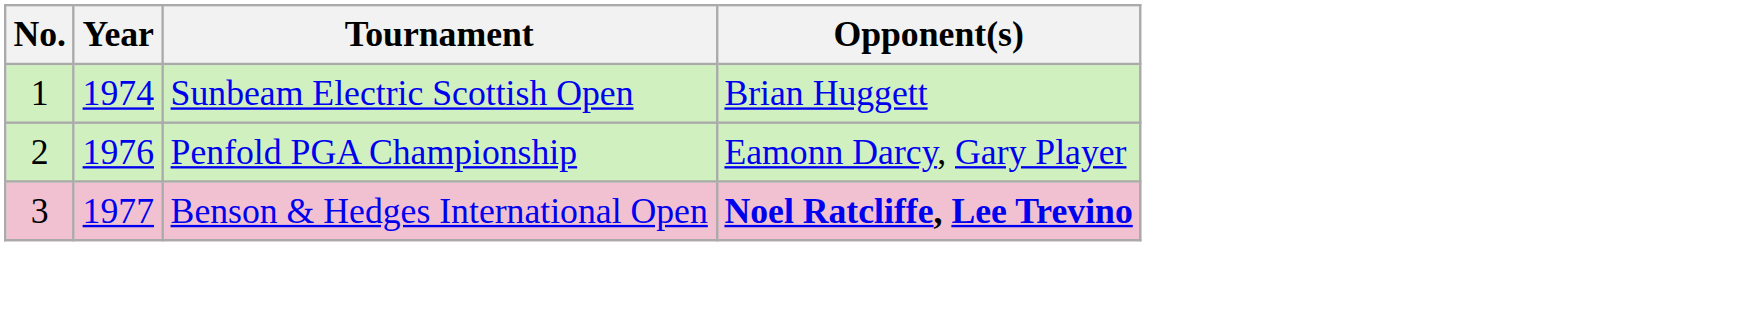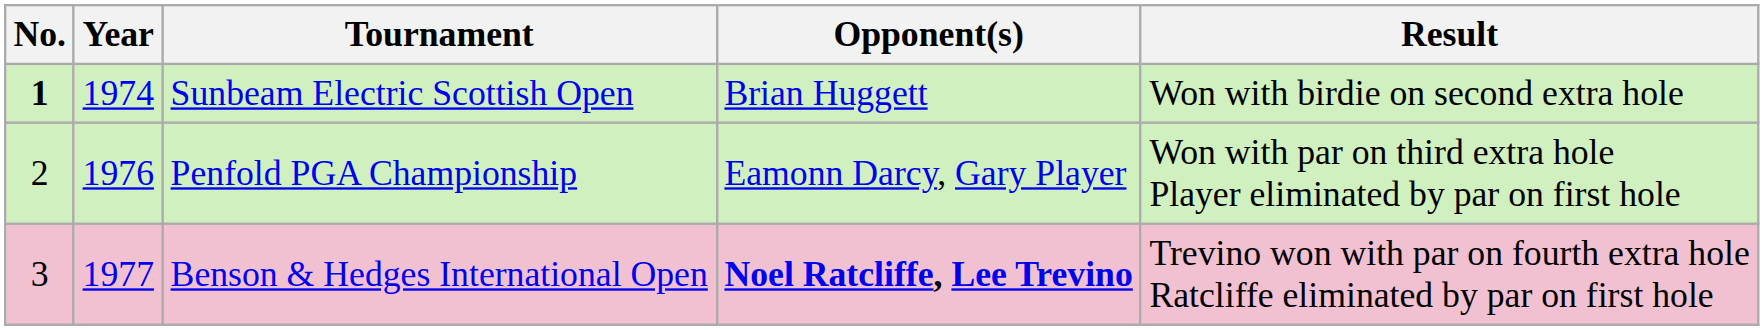+ column: (1450, 34)
(40, 93) normal -> (40, 93) bold
